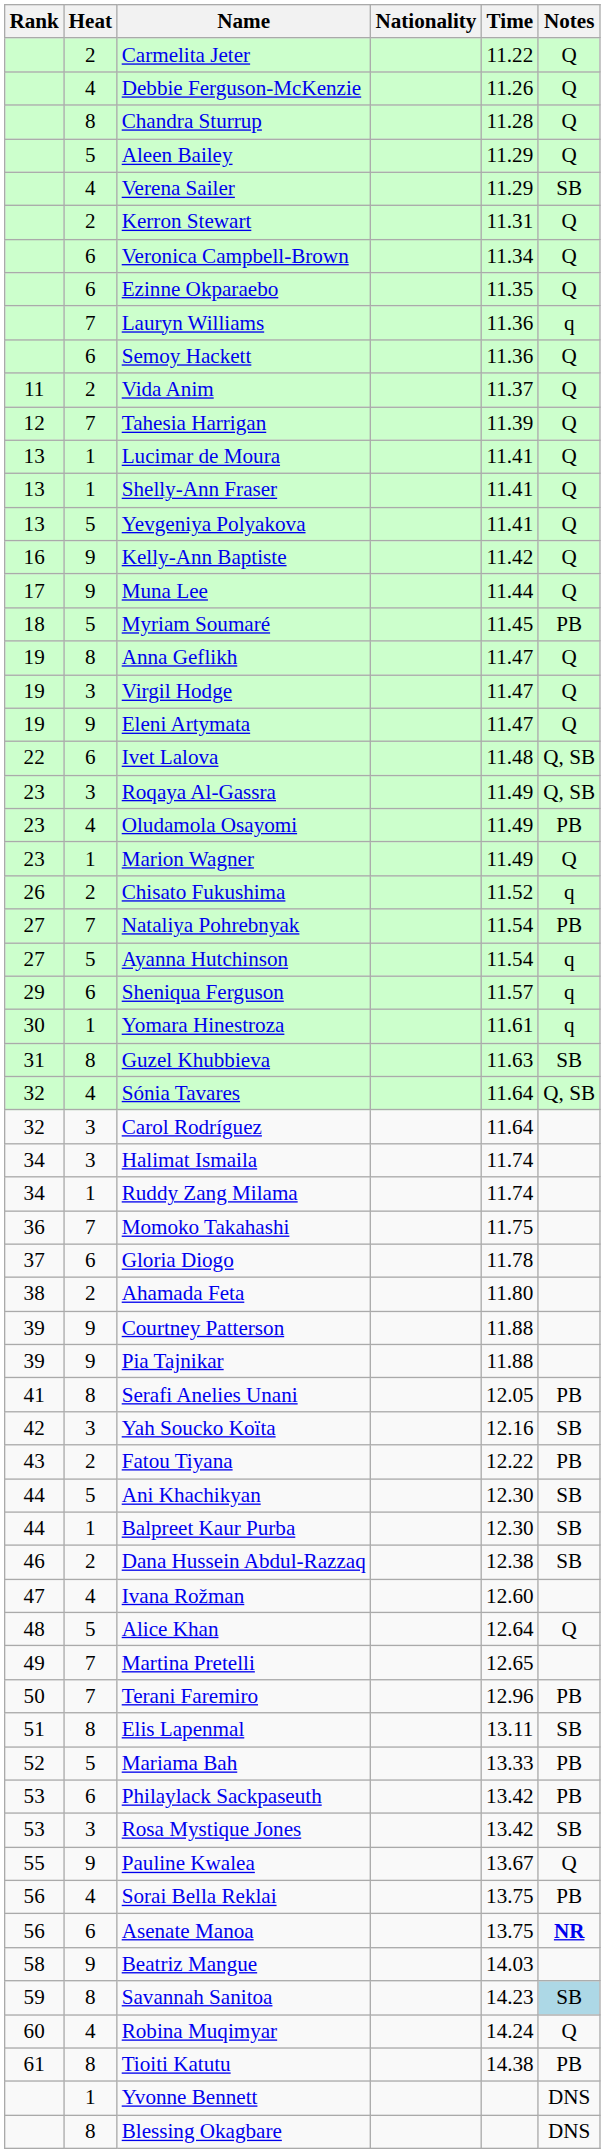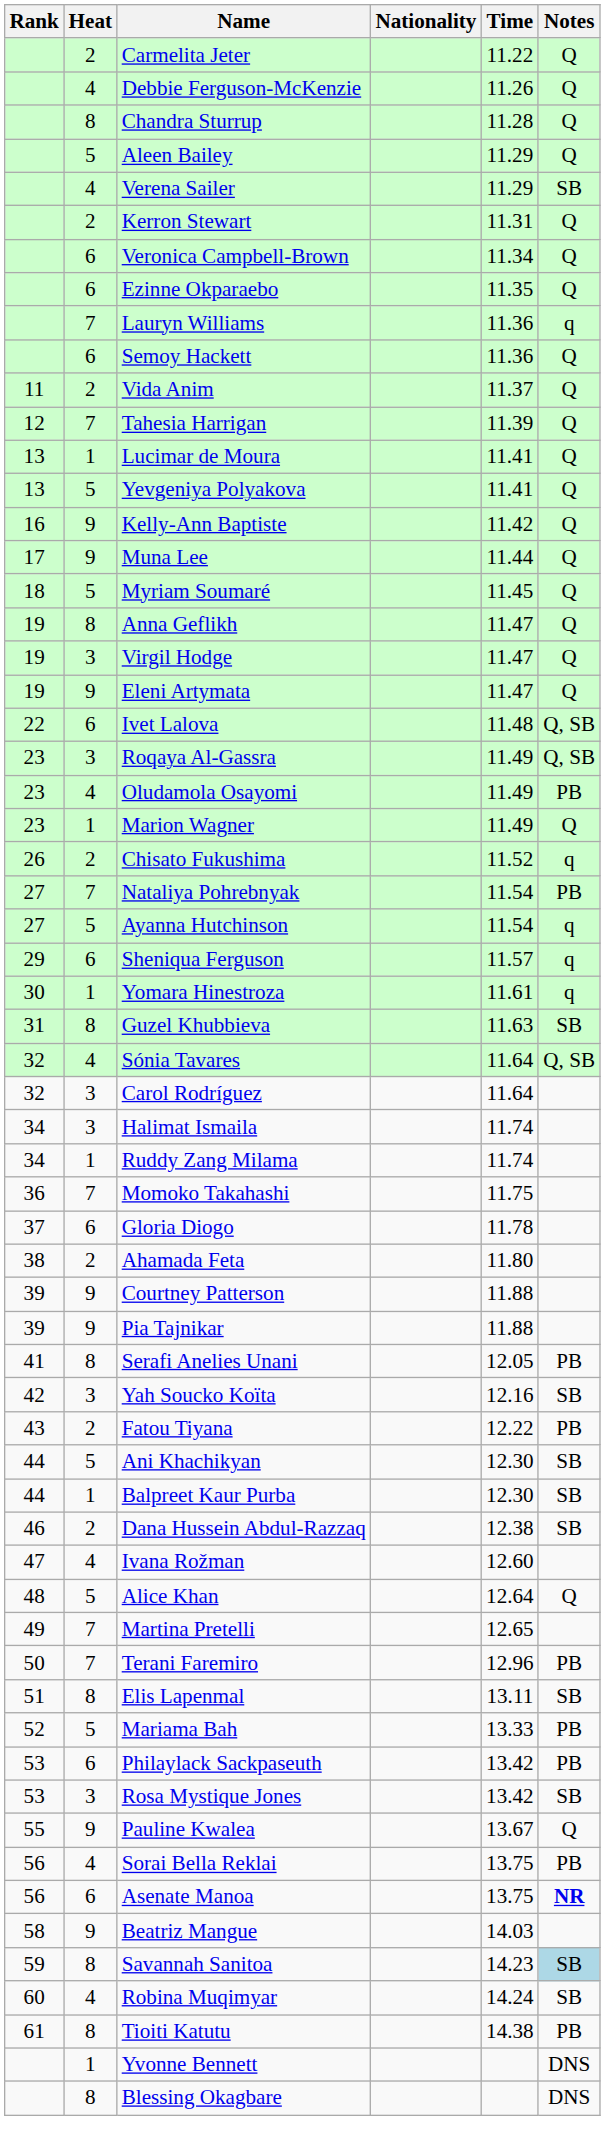- row: (199, 490)
(569, 624) PB -> (569, 590) Q
(569, 2030) Q -> (569, 1997) SB
